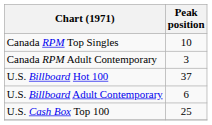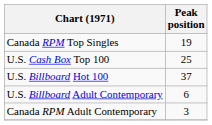(186, 42) 10 -> (186, 42) 19
rows swapped: (82, 59) <-> (58, 111)
